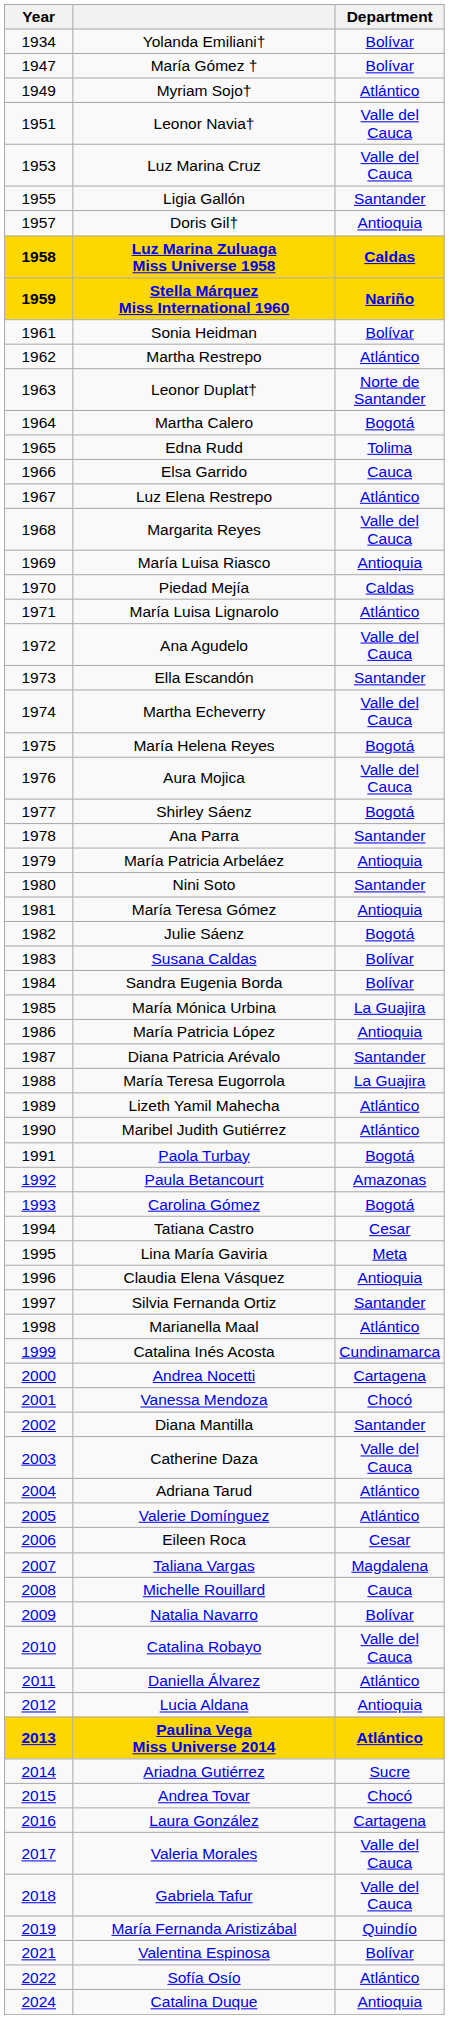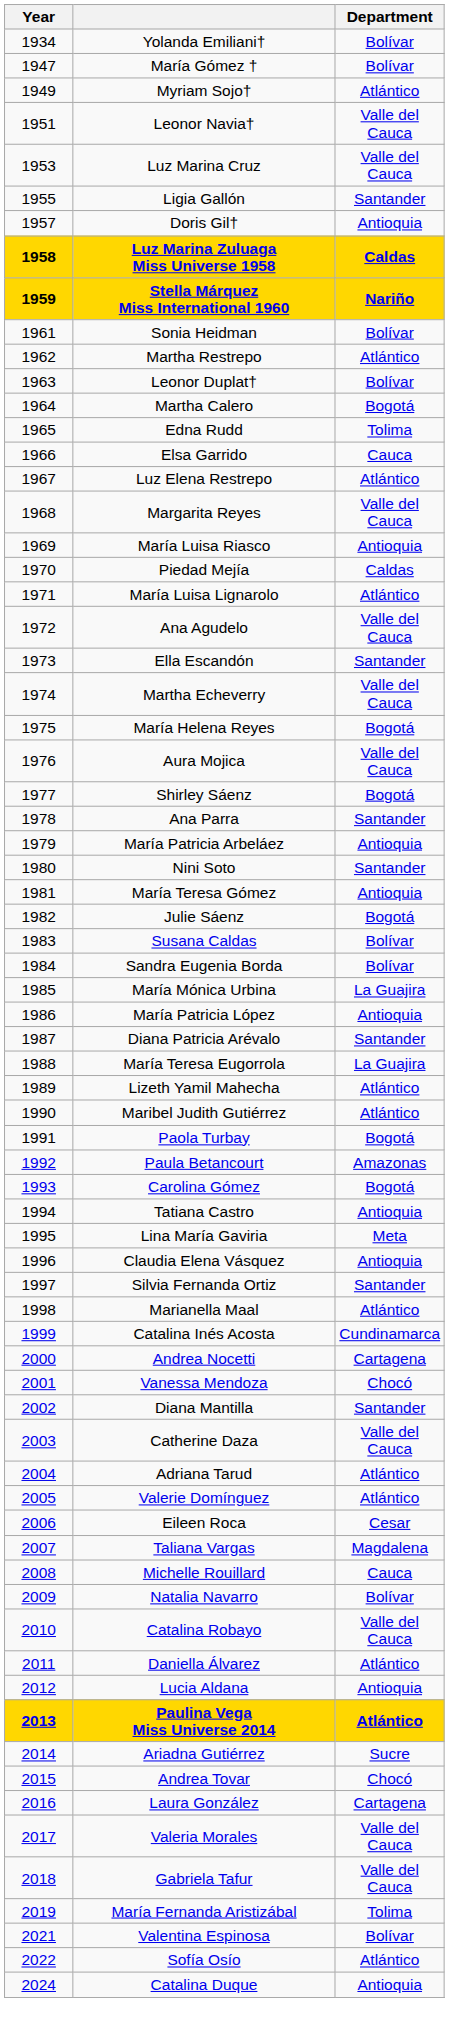(390, 390) Norte de Santander -> (390, 381) Bolívar
(390, 1228) Cesar -> (390, 1211) Antioquia
(390, 1929) Quindío -> (390, 1911) Tolima
